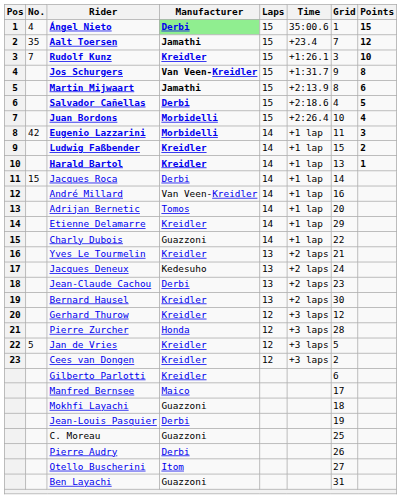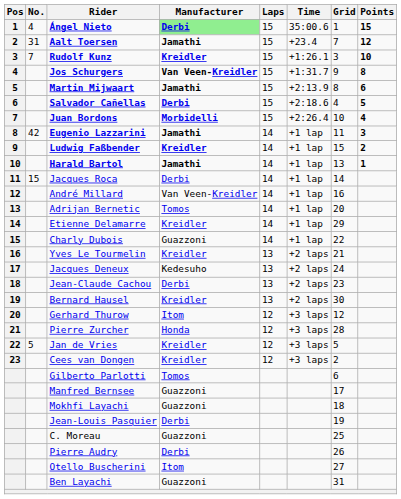(34, 43) 35 -> (34, 43) 31
(190, 134) Morbidelli -> (181, 134) Jamathi
(184, 164) Kreidler -> (181, 164) Jamathi
(184, 315) Kreidler -> (173, 315) Itom
(184, 376) Kreidler -> (176, 376) Tomos
(176, 391) Maico -> (184, 391) Guazzoni
